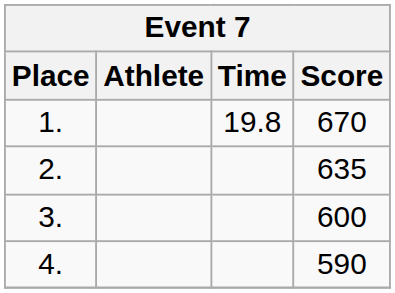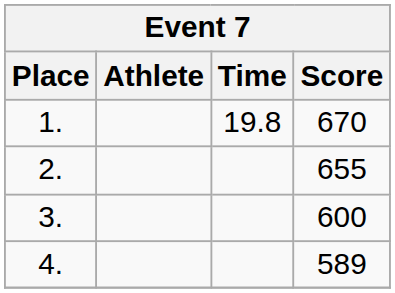(342, 169) 635 -> (342, 169) 655
(342, 264) 590 -> (342, 264) 589
